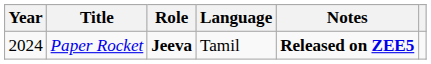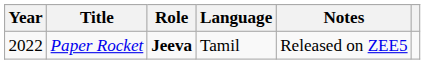(26, 45) 2024 -> (26, 45) 2022
(347, 45) bold -> (344, 45) normal
